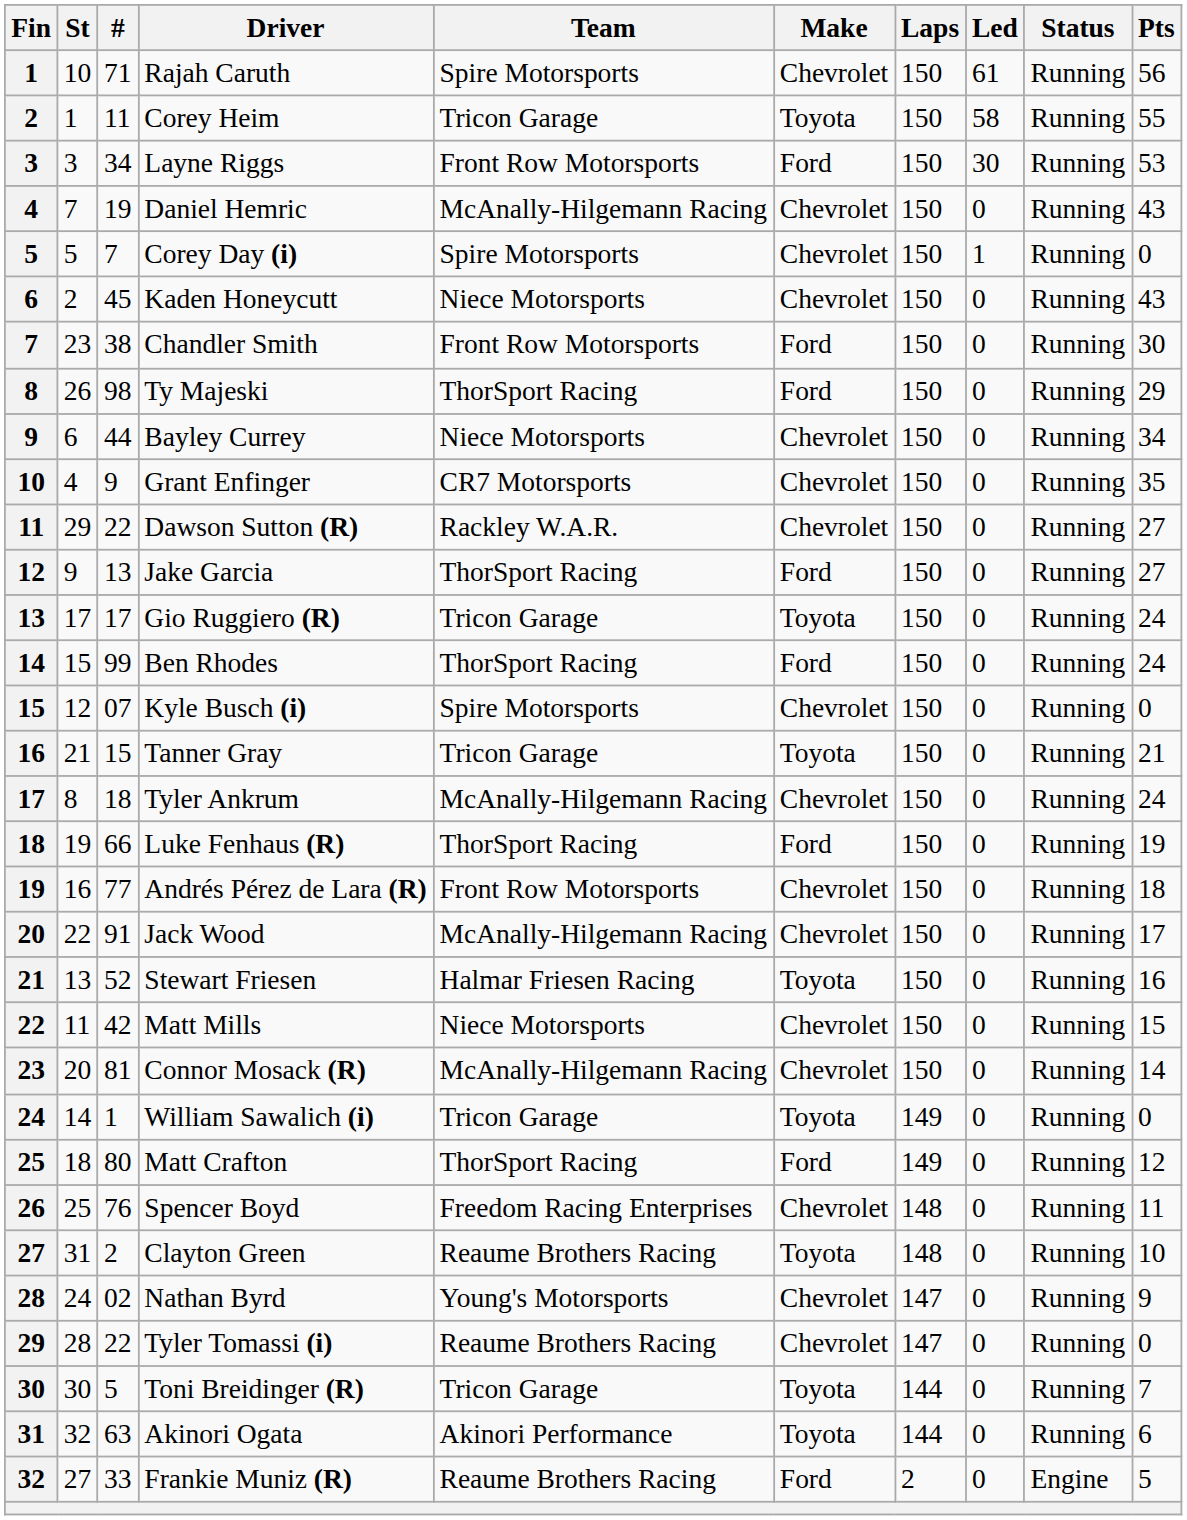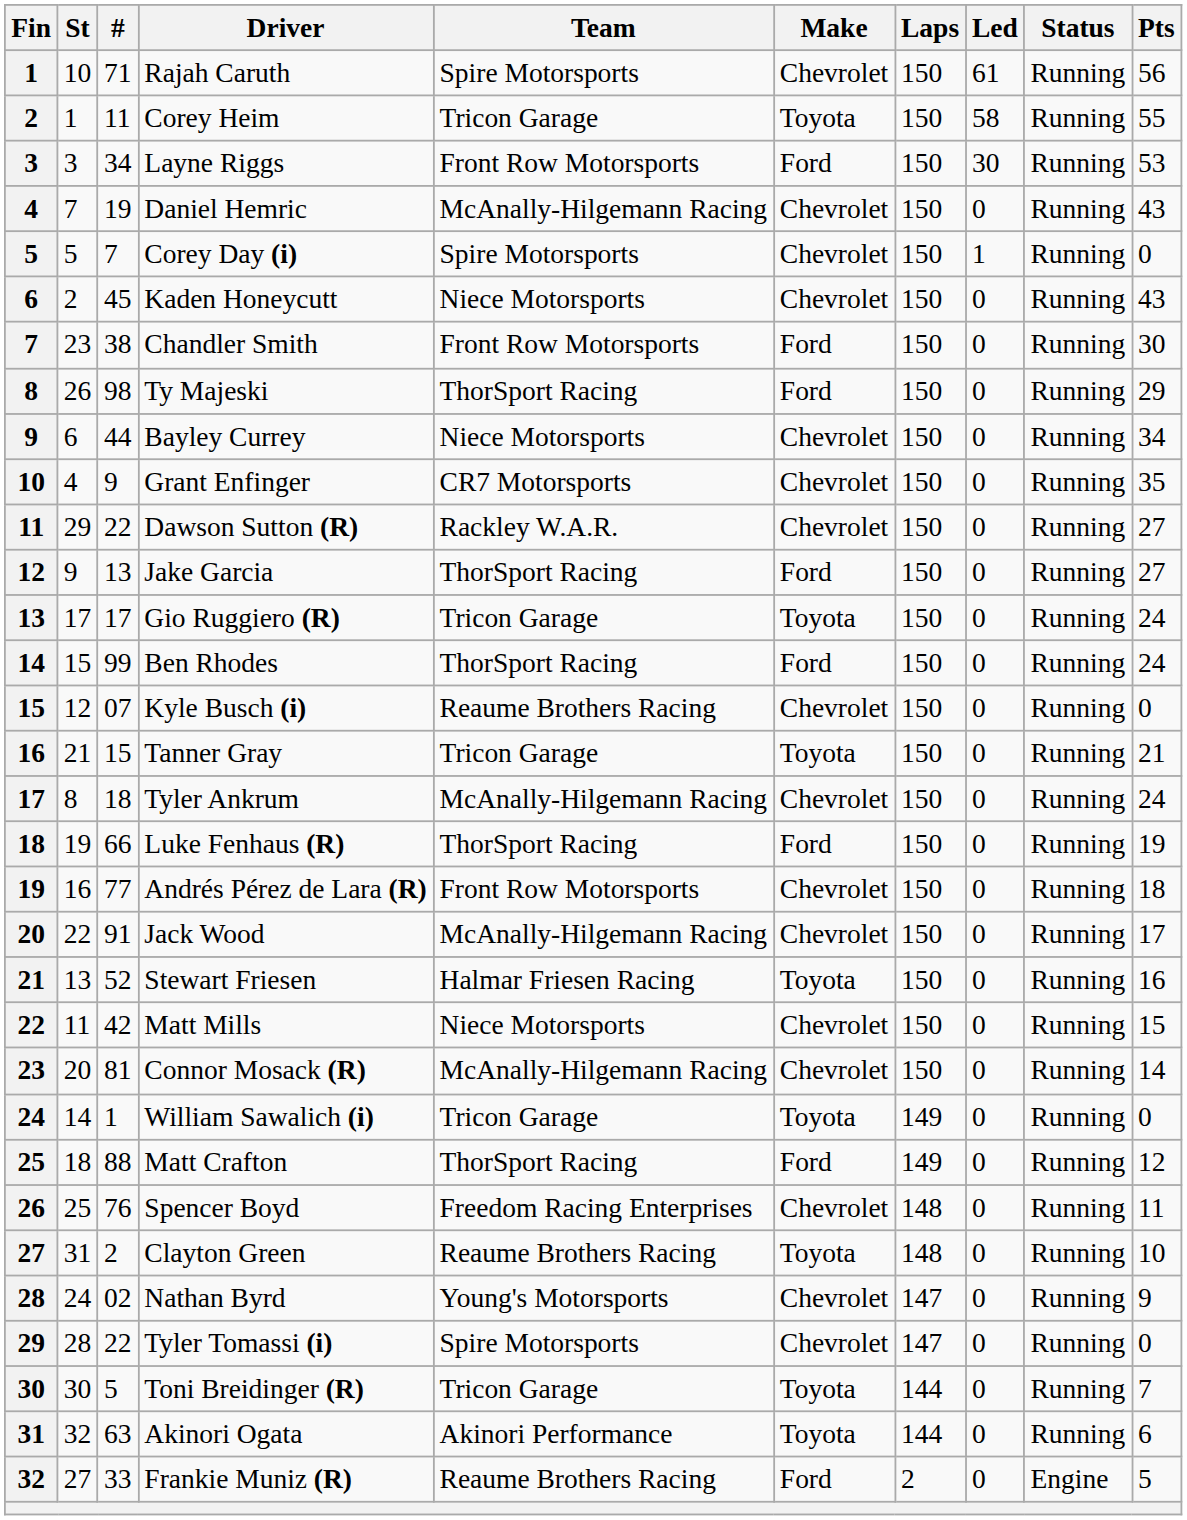(539, 707) Spire Motorsports -> (578, 707) Reaume Brothers Racing
(118, 1161) 80 -> (118, 1161) 88
(578, 1342) Reaume Brothers Racing -> (539, 1342) Spire Motorsports
